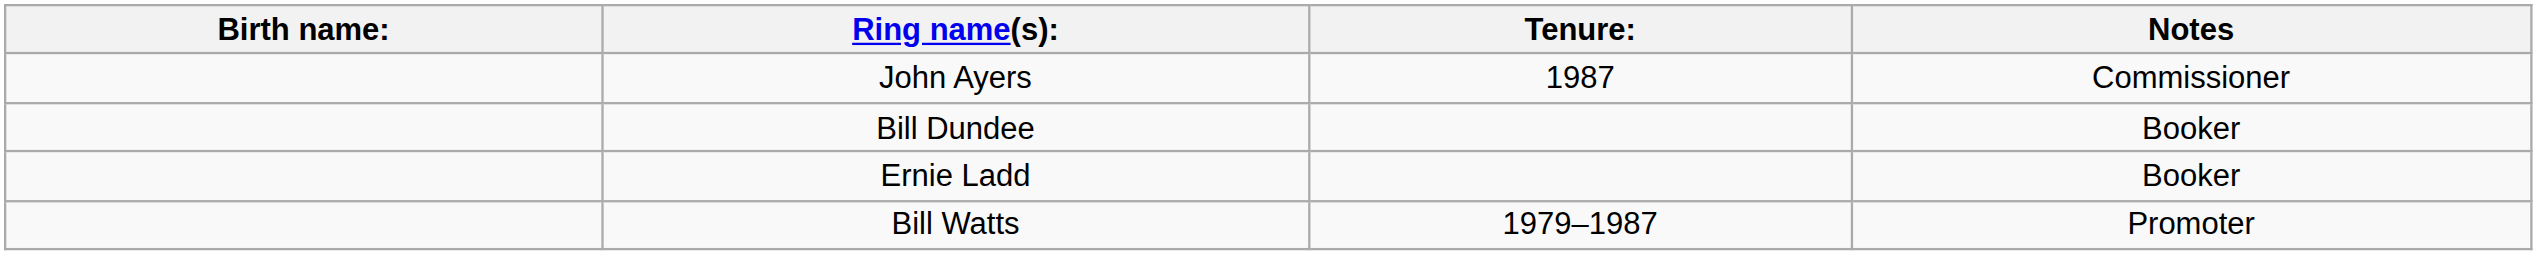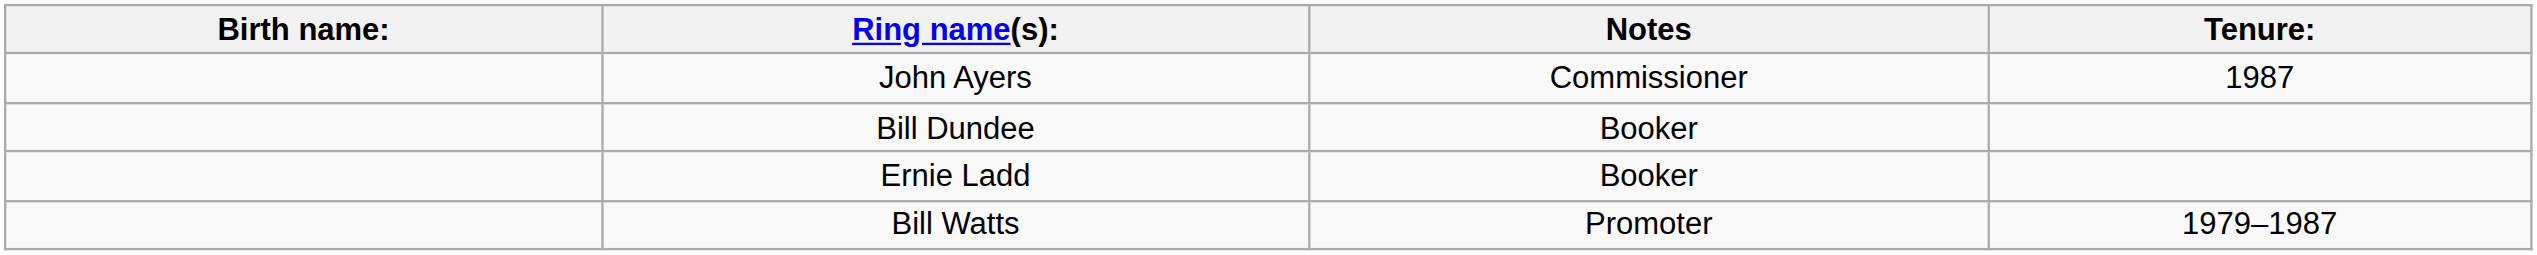columns swapped: (1580, 29) <-> (2191, 29)
